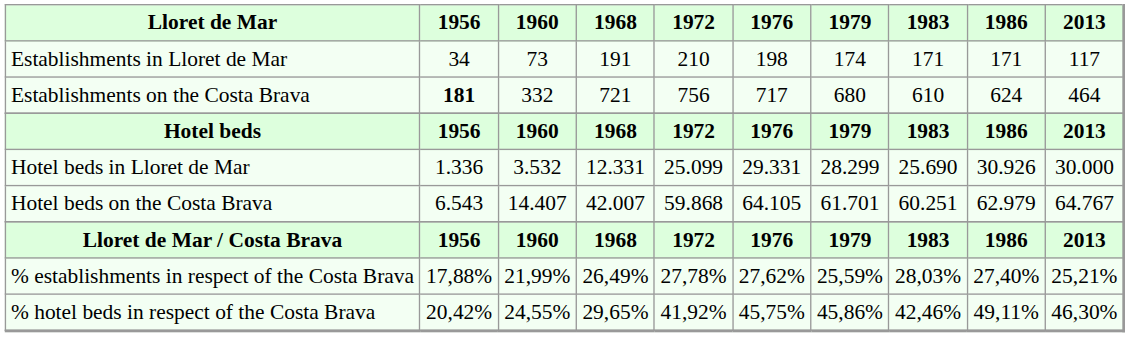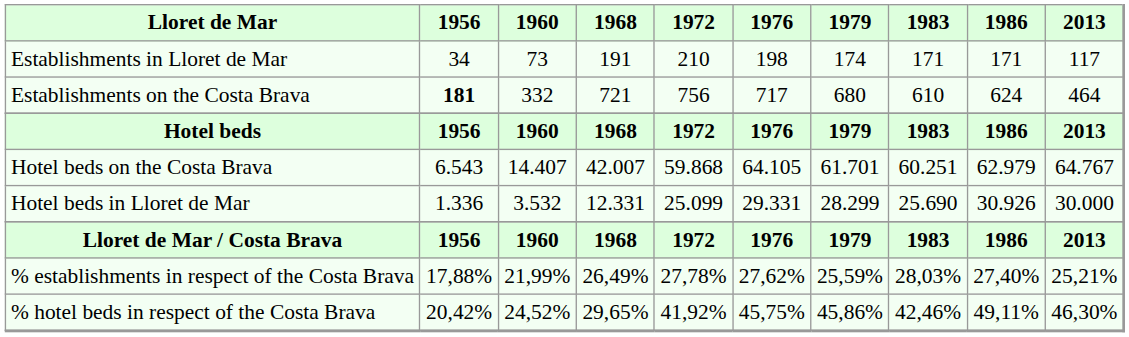rows swapped: (130, 167) <-> (142, 203)
(537, 312) 24,55% -> (537, 312) 24,52%
